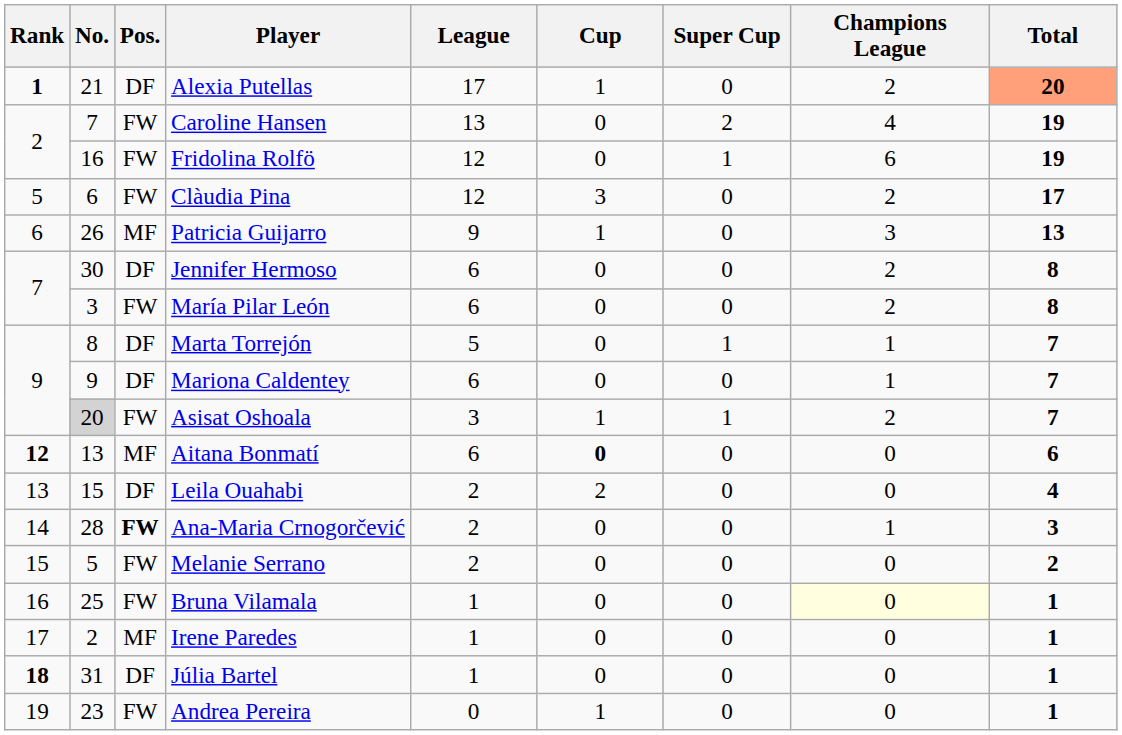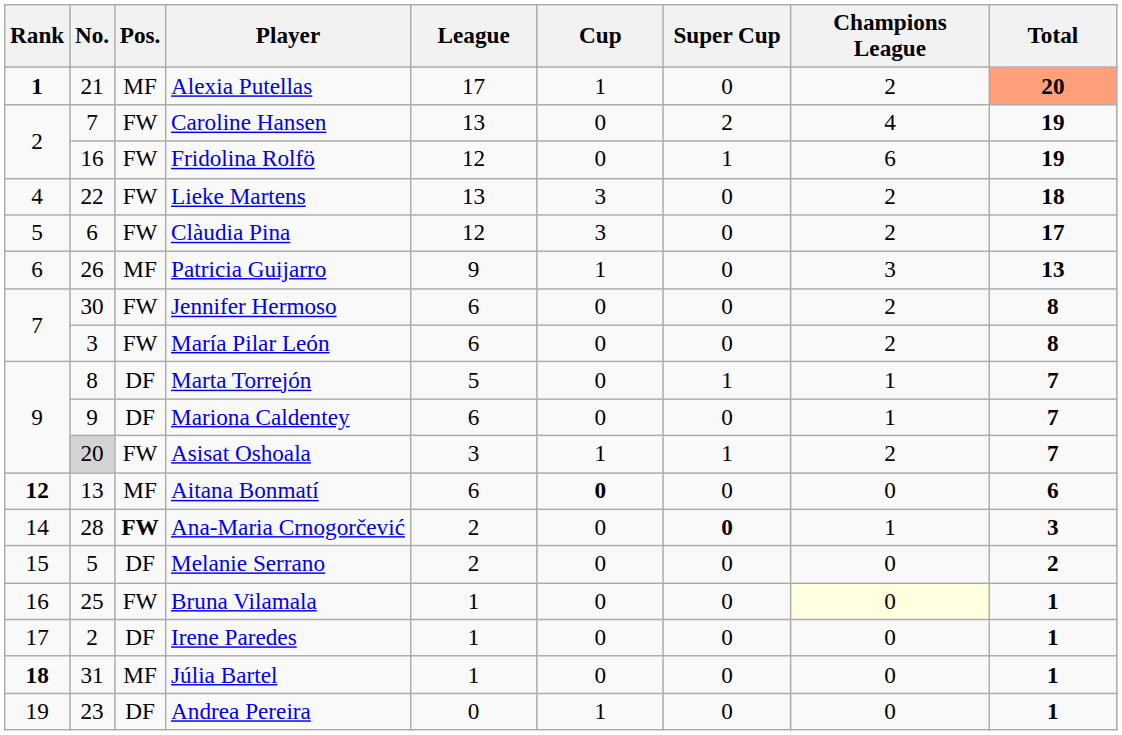(140, 85) DF -> (140, 85) MF
+ row: (238, 196)
(140, 269) DF -> (140, 306) FW
- row: (237, 490)
(727, 527) normal -> (727, 527) bold
(140, 564) FW -> (140, 564) DF
(140, 637) MF -> (140, 637) DF
(140, 674) DF -> (140, 674) MF
(140, 711) FW -> (140, 711) DF
